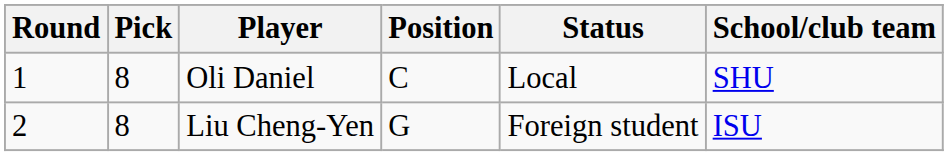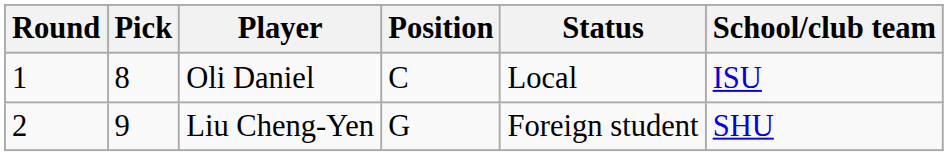(743, 77) SHU -> (737, 77) ISU
(122, 125) 8 -> (122, 125) 9
(737, 125) ISU -> (743, 125) SHU
